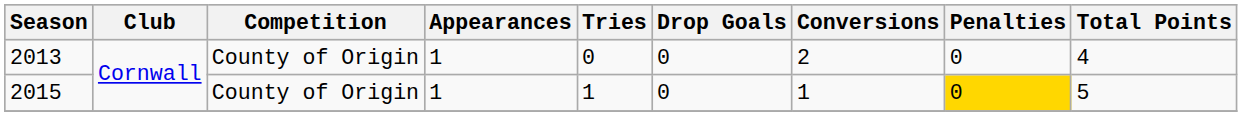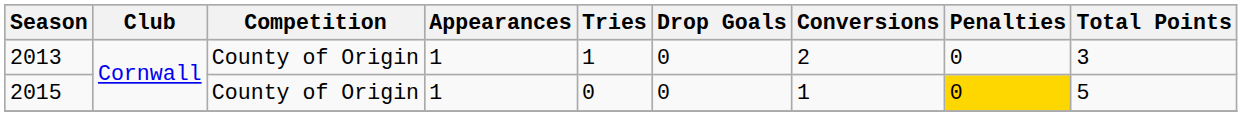(589, 58) 0 -> (589, 58) 1
(1083, 58) 4 -> (1083, 58) 3
(589, 93) 1 -> (589, 93) 0
